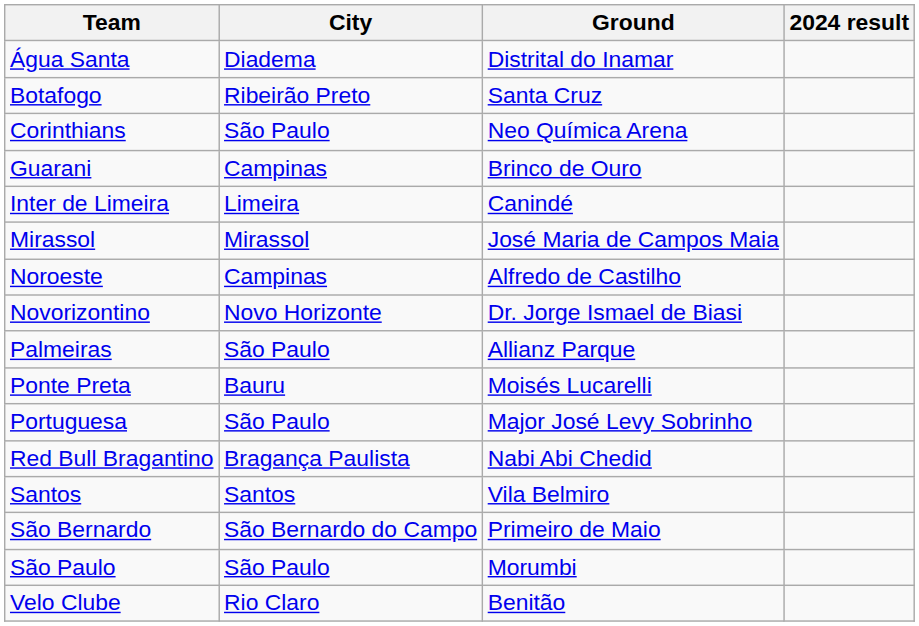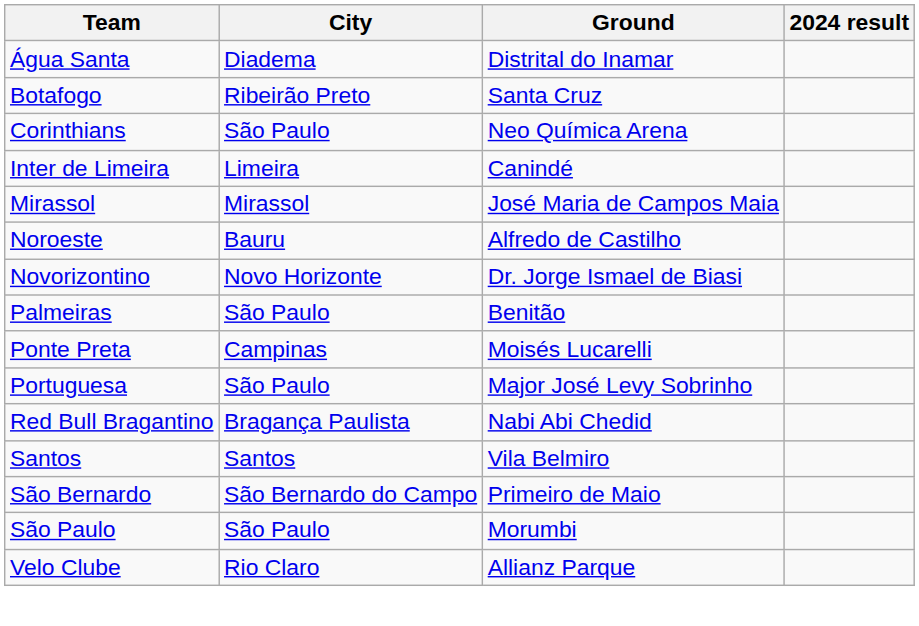- row: (51, 167)
(276, 276) Campinas -> (255, 240) Bauru
(561, 349) Allianz Parque -> (526, 312) Benitão
(255, 385) Bauru -> (276, 349) Campinas
(526, 603) Benitão -> (561, 566) Allianz Parque
